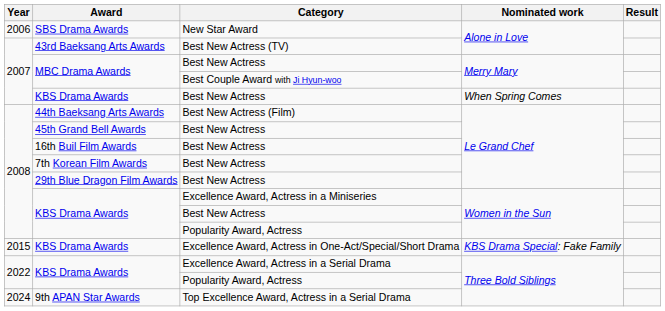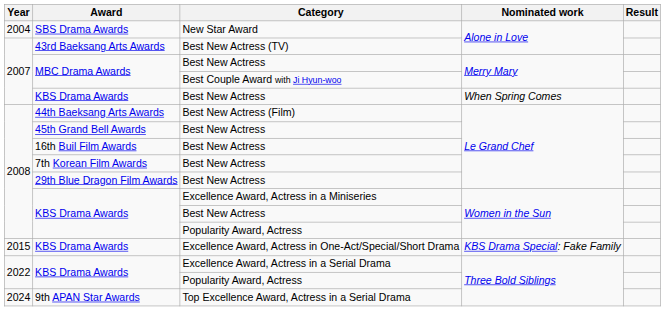(19, 29) 2006 -> (19, 29) 2004
